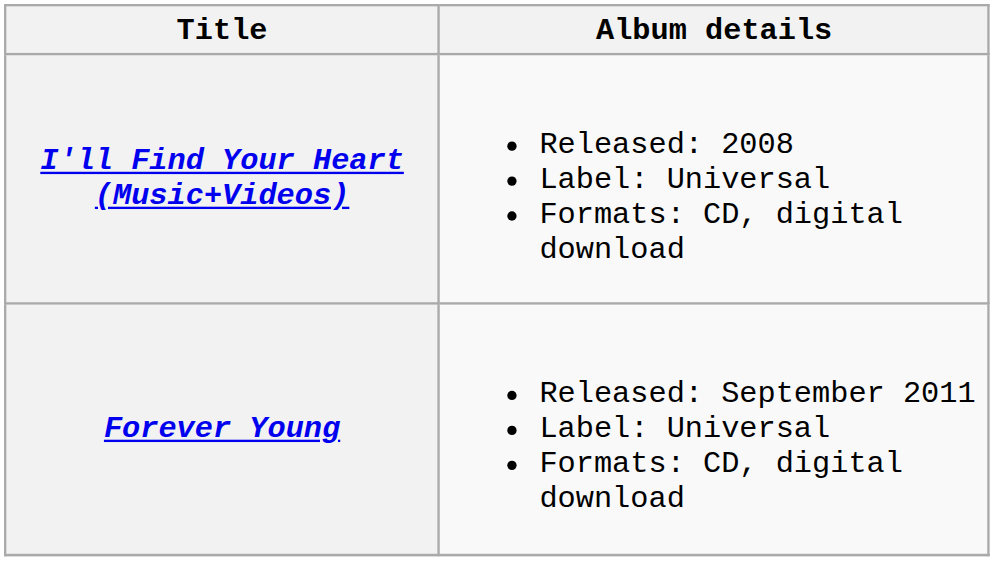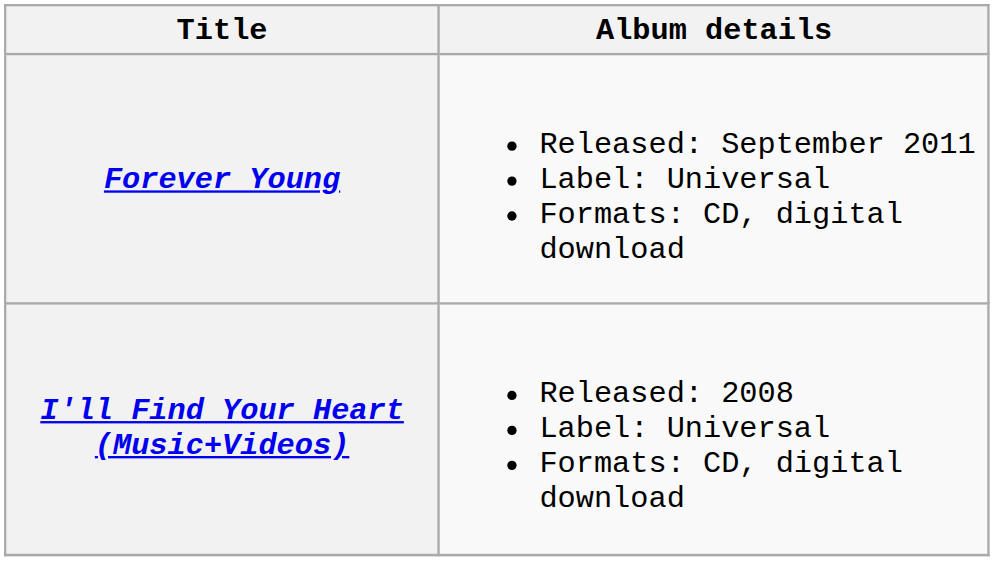rows swapped: (222, 179) <-> (222, 429)
